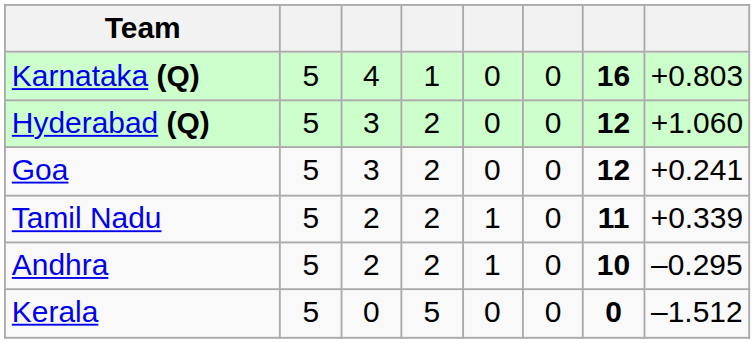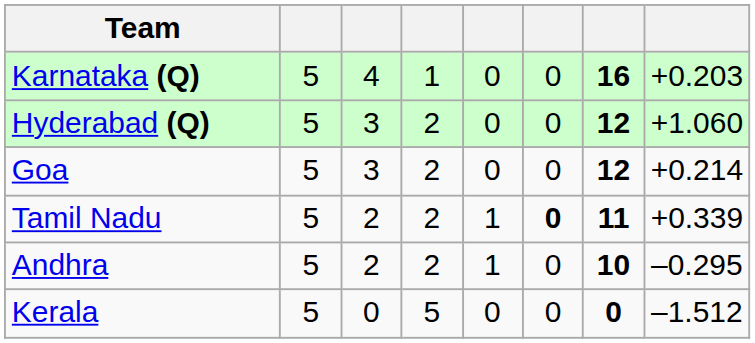(697, 75) +0.803 -> (697, 75) +0.203
(697, 170) +0.241 -> (697, 170) +0.214
(553, 218) normal -> (553, 218) bold
